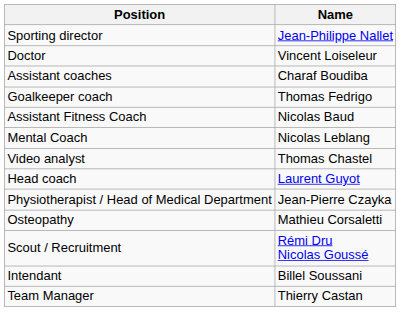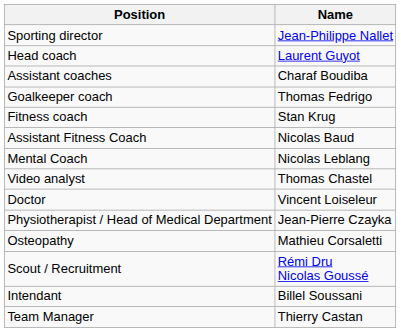rows swapped: (42, 179) <-> (26, 55)
+ row: (47, 117)
